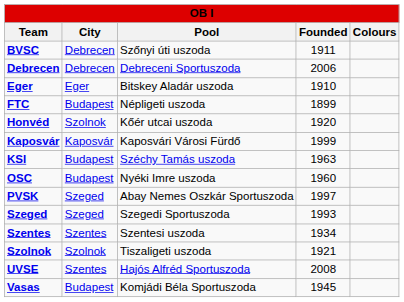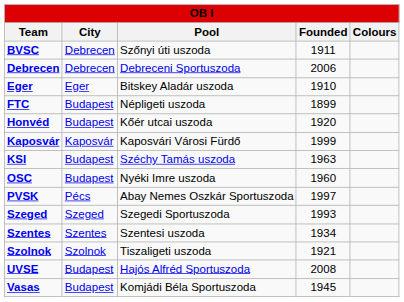(85, 123) Szolnok -> (89, 123) Budapest
(84, 196) Szeged -> (78, 196) Pécs
(86, 269) Szentes -> (89, 269) Budapest
